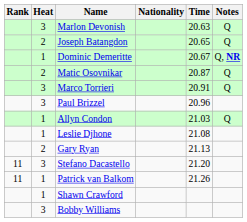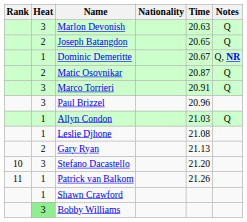(18, 164) 11 -> (18, 164) 10
(43, 210) no background -> (43, 210) lightgreen background
